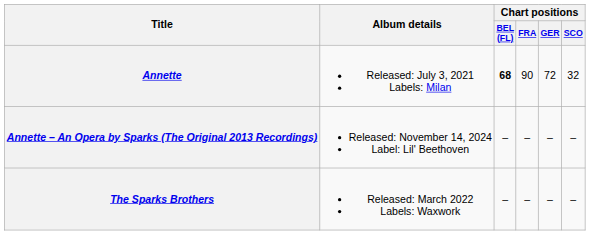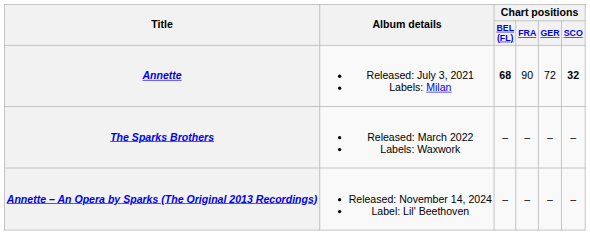(573, 76) normal -> (573, 76) bold
rows swapped: (162, 199) <-> (162, 137)
